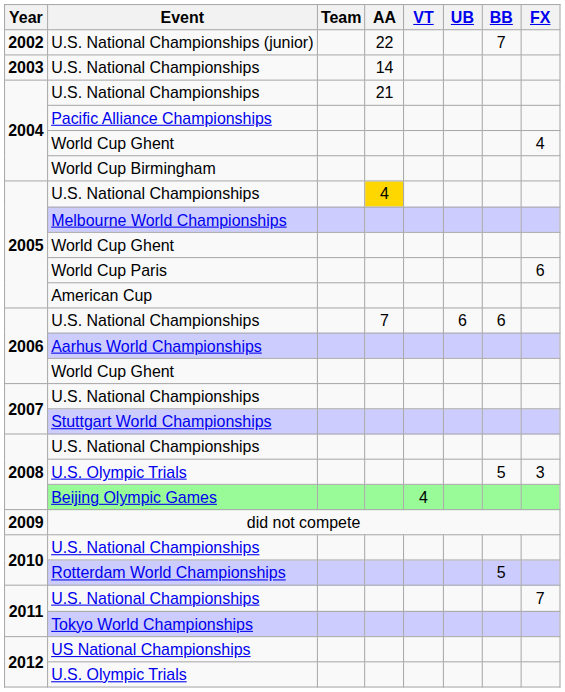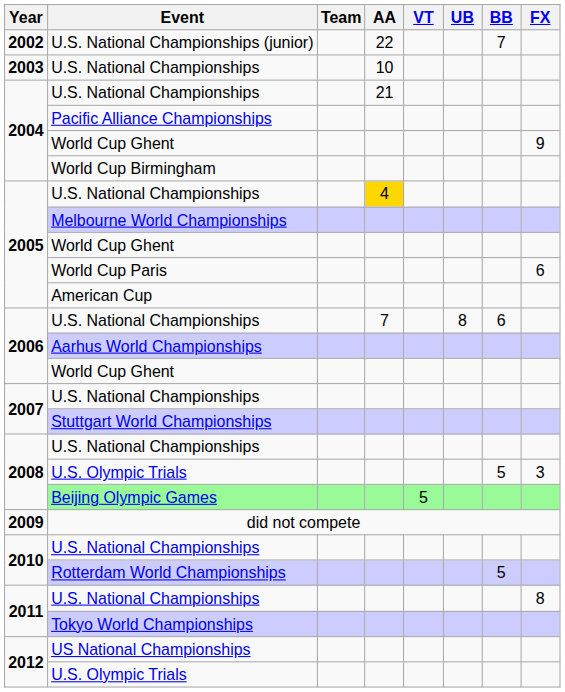(385, 68) 14 -> (385, 68) 10
(540, 144) 4 -> (540, 144) 9
(462, 321) 6 -> (462, 321) 8
(423, 497) 4 -> (423, 497) 5
(540, 598) 7 -> (540, 598) 8
